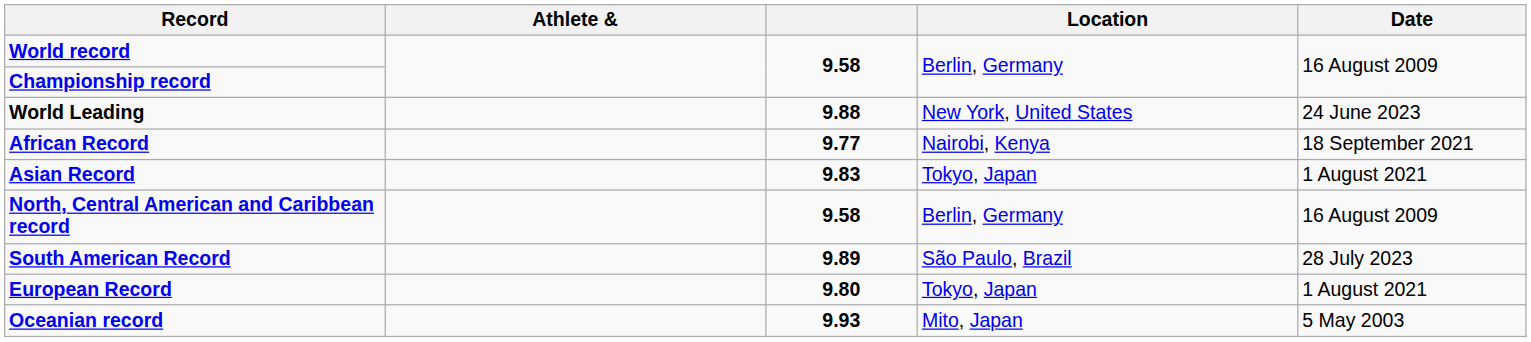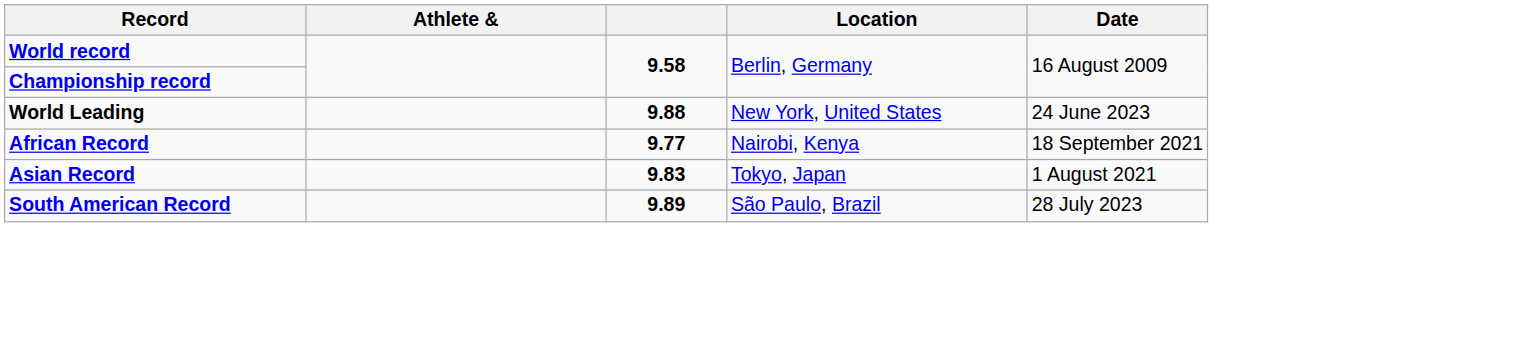- row: (192, 216)
- row: (90, 289)
- row: (86, 320)
